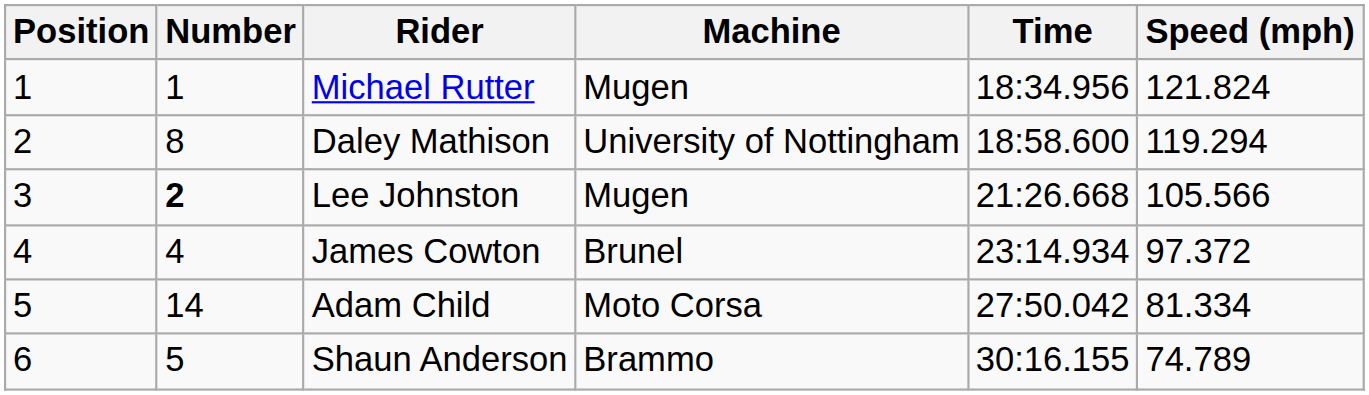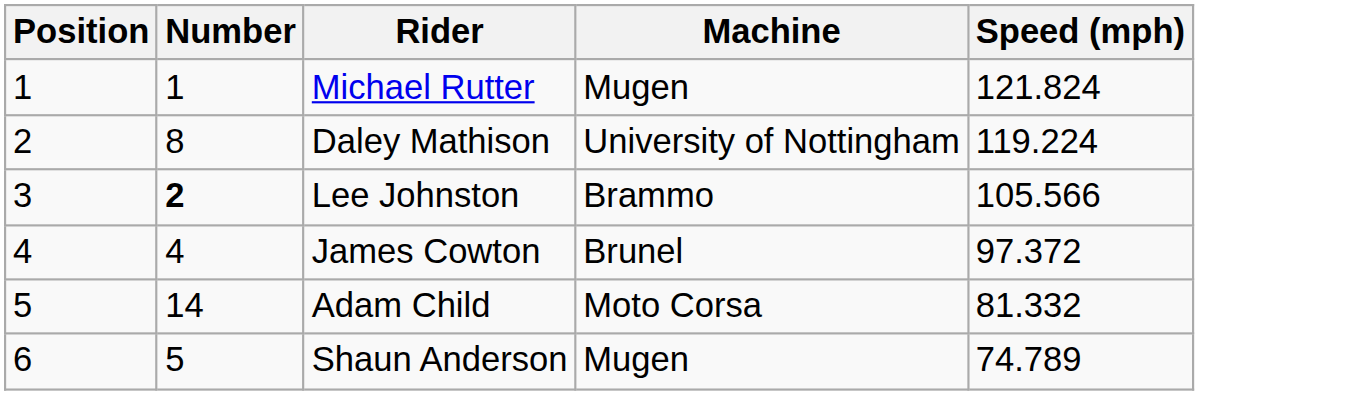- column: (1053, 31)
(1207, 141) 119.294 -> (1037, 141) 119.224
(636, 196) Mugen -> (649, 196) Brammo
(1198, 305) 81.334 -> (1029, 305) 81.332
(649, 360) Brammo -> (636, 360) Mugen
